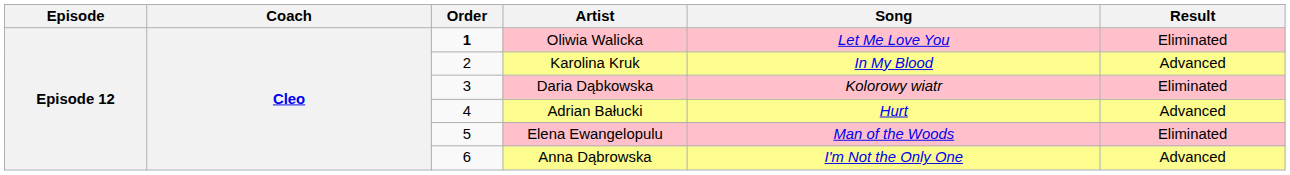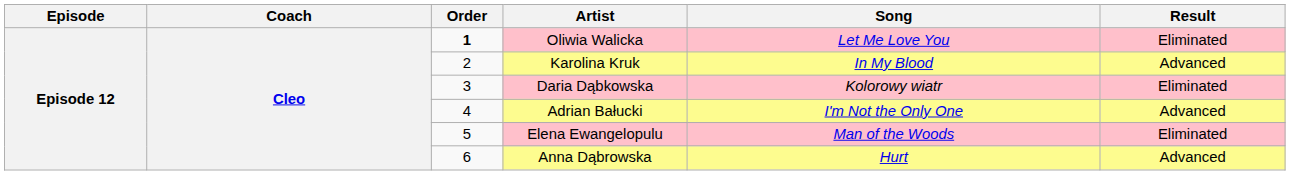(894, 110) Hurt -> (894, 110) I'm Not the Only One
(894, 157) I'm Not the Only One -> (894, 157) Hurt
